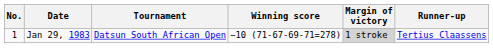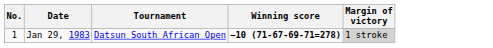- column: (442, 17)
(286, 36) normal -> (286, 36) bold
